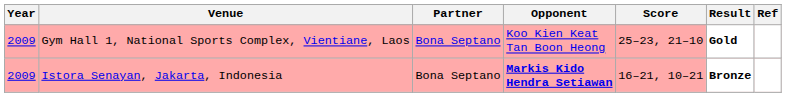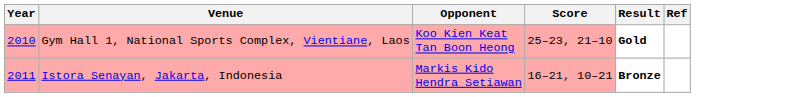- column: (458, 14)
(22, 41) 2009 -> (22, 41) 2010
(22, 75) 2009 -> (22, 75) 2011
(559, 75) bold -> (469, 75) normal
